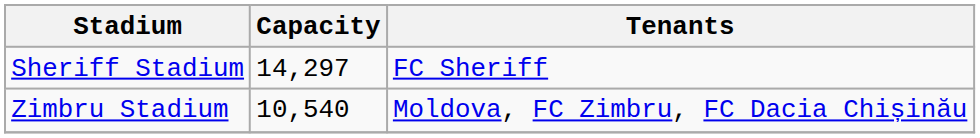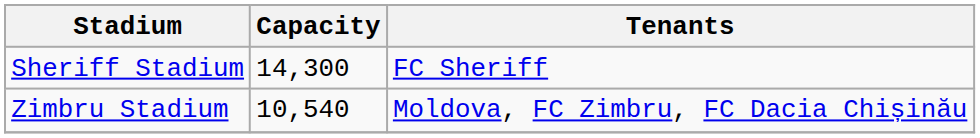(303, 68) 14,297 -> (303, 68) 14,300
